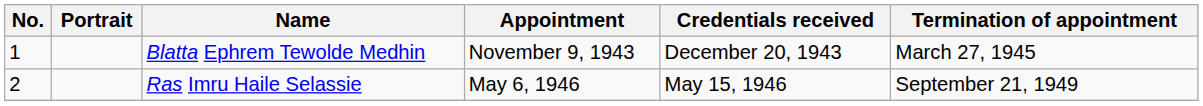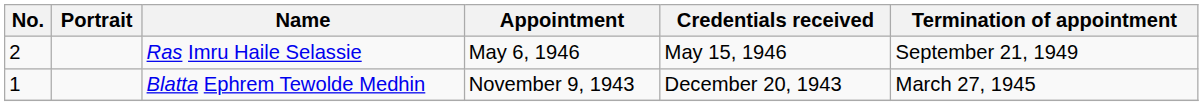rows swapped: (286, 52) <-> (254, 84)
